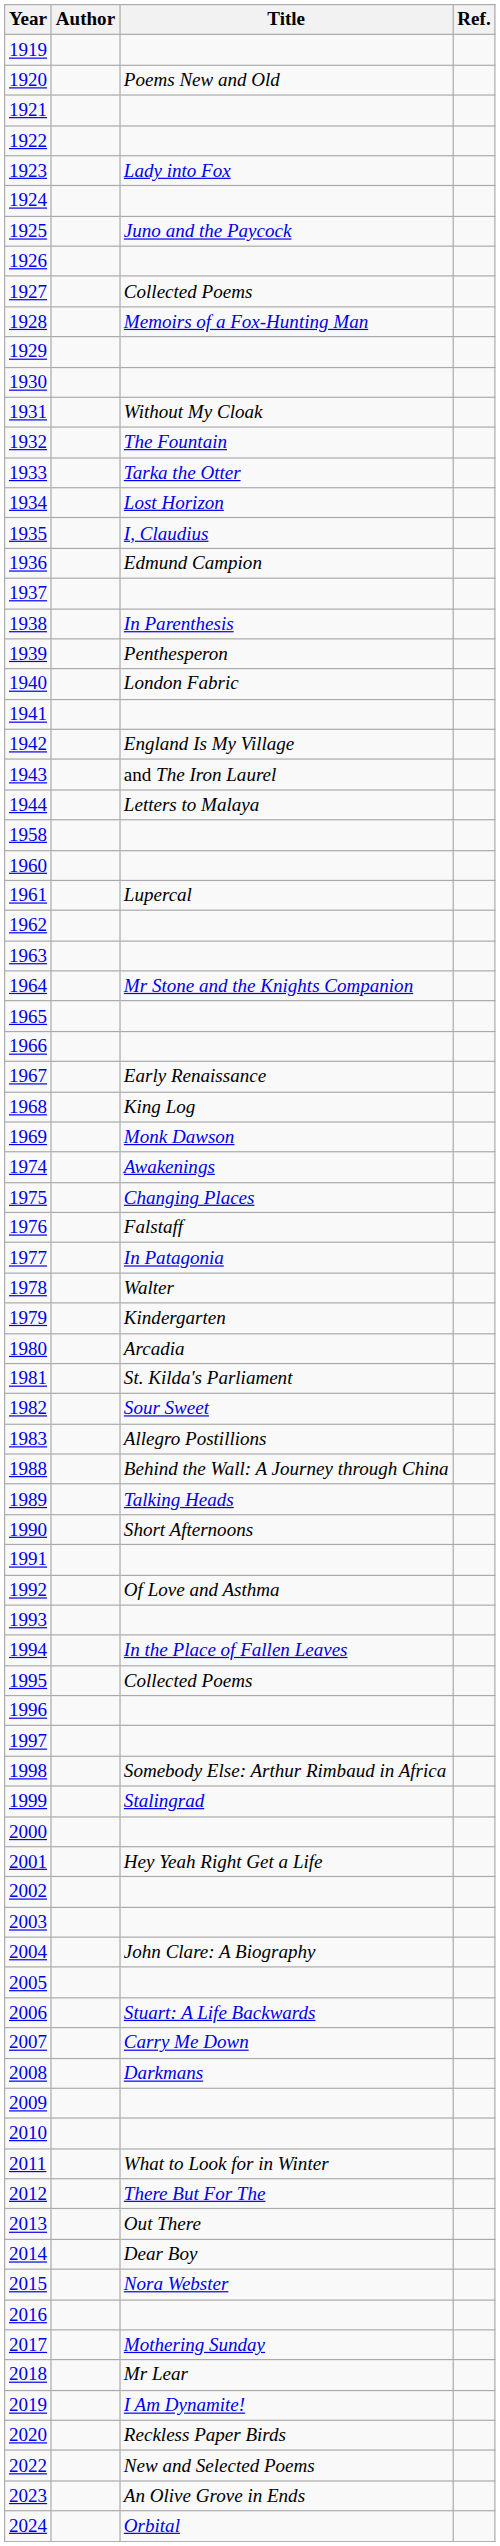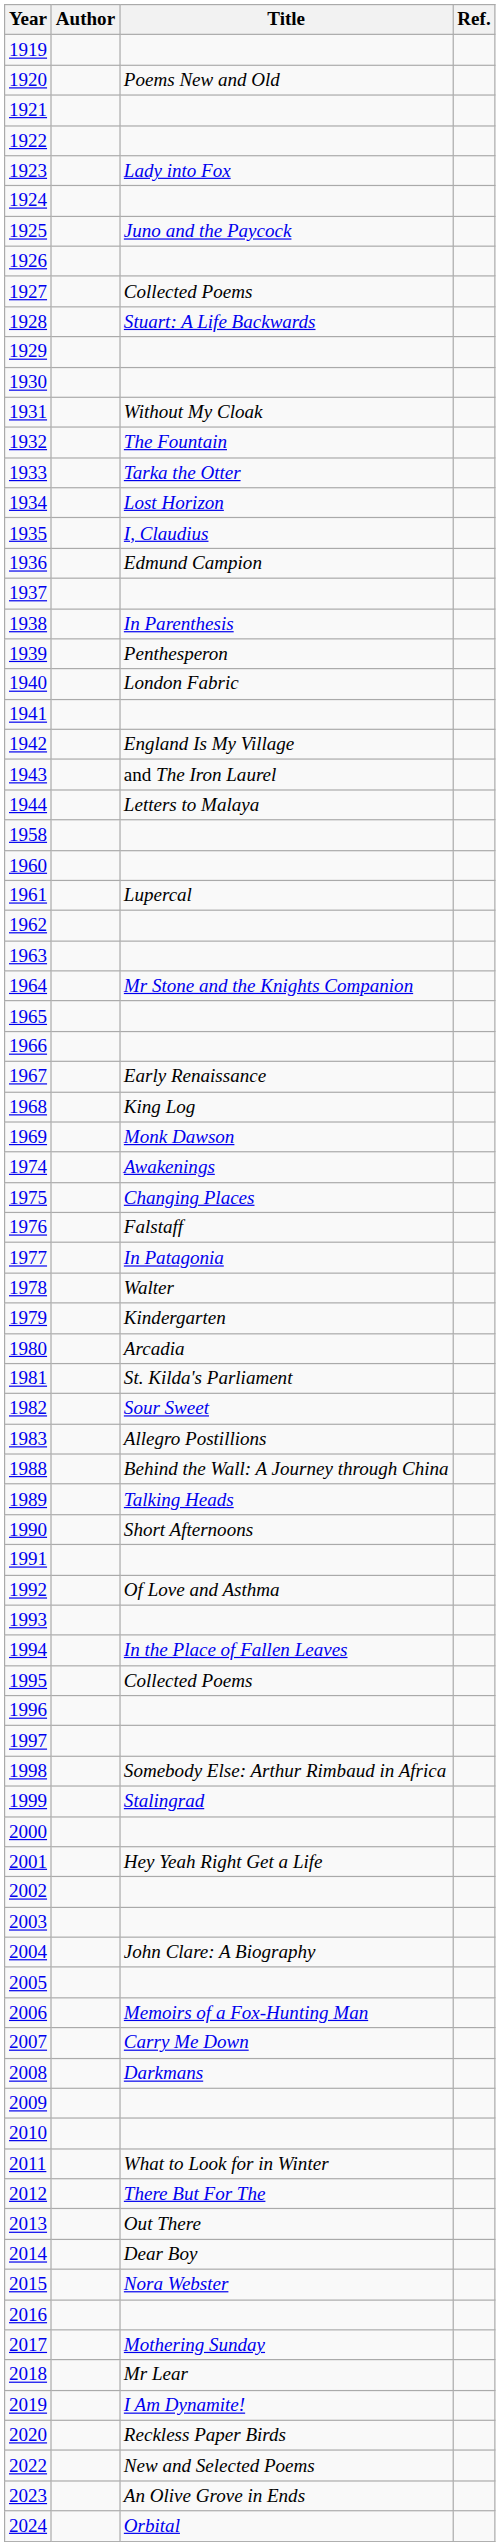(246, 321) Memoirs of a Fox-Hunting Man -> (220, 321) Stuart: A Life Backwards
(220, 2012) Stuart: A Life Backwards -> (246, 2012) Memoirs of a Fox-Hunting Man
